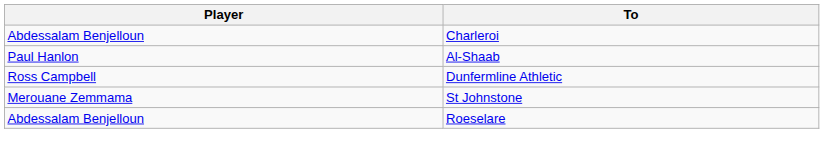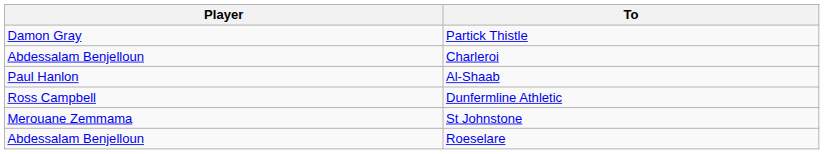+ row: (487, 36)
